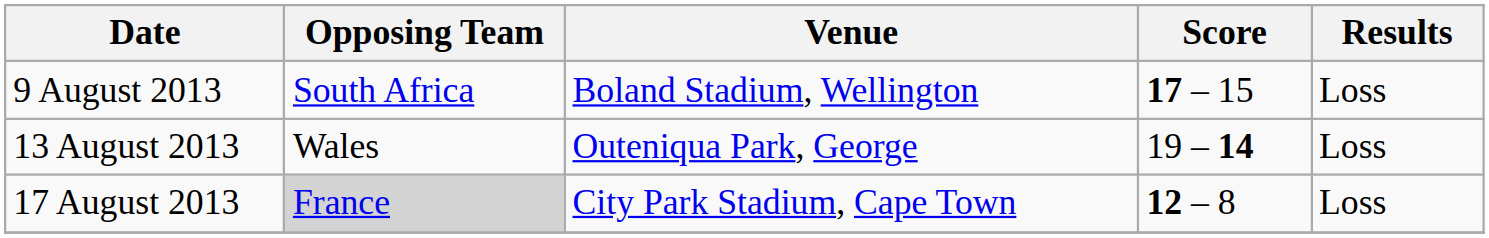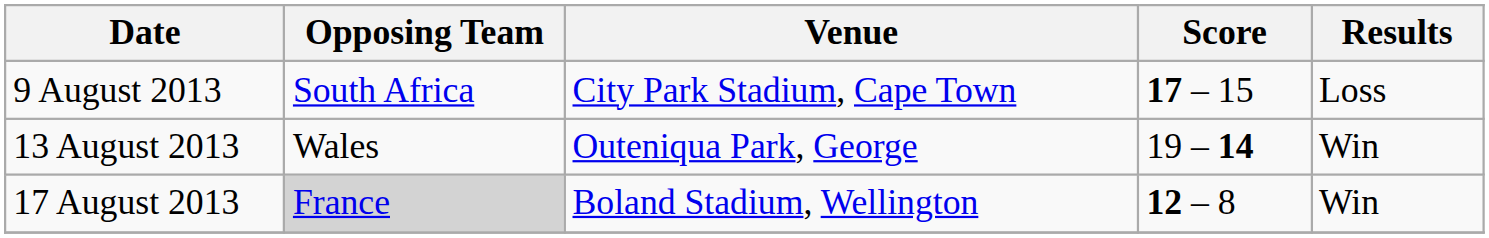(775, 89) Boland Stadium, Wellington -> (794, 89) City Park Stadium, Cape Town
(1353, 145) Loss -> (1349, 145) Win
(794, 202) City Park Stadium, Cape Town -> (775, 202) Boland Stadium, Wellington
(1353, 202) Loss -> (1349, 202) Win
